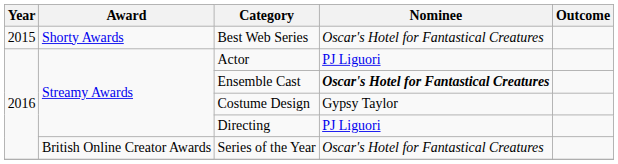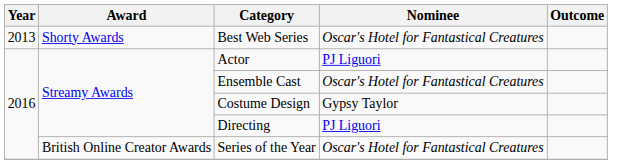(22, 37) 2015 -> (22, 37) 2013
(436, 81) bold -> (433, 81) normal
